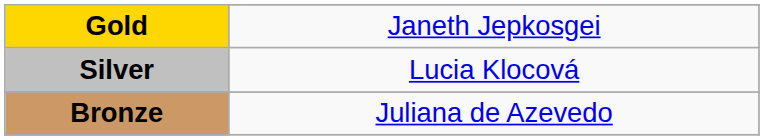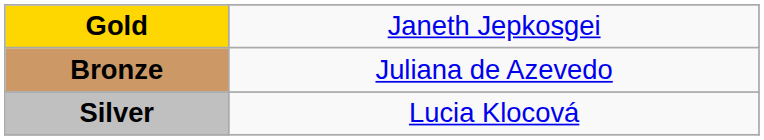rows swapped: (117, 69) <-> (117, 112)
